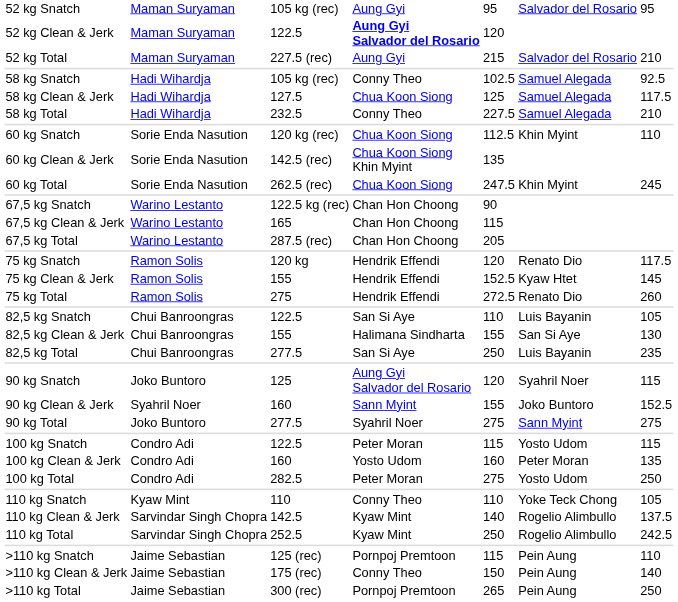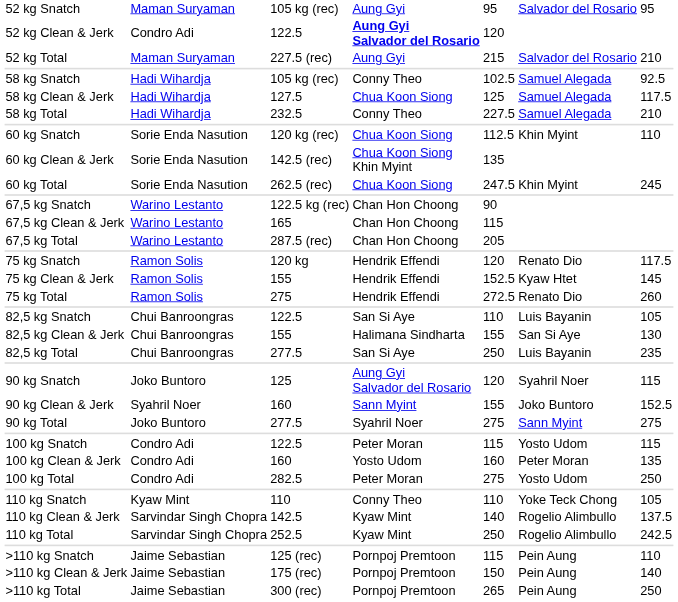(183, 33) Maman Suryaman -> (162, 33) Condro Adi
(387, 573) Conny Theo -> (404, 573) Pornpoj Premtoon
